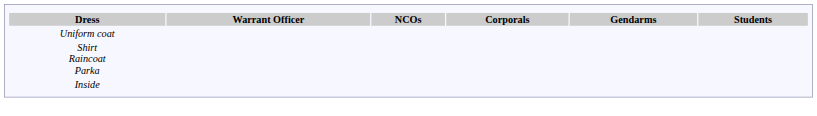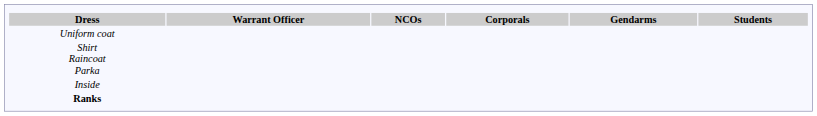+ row: (87, 98)
